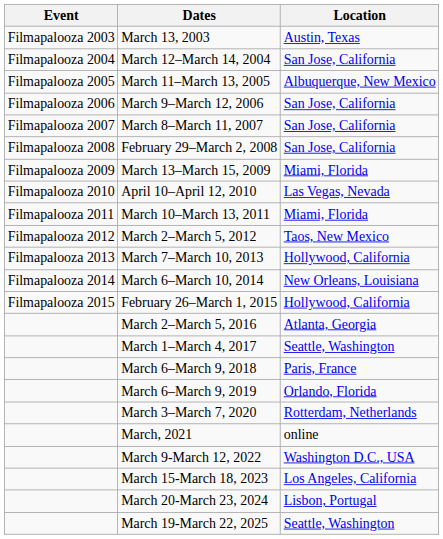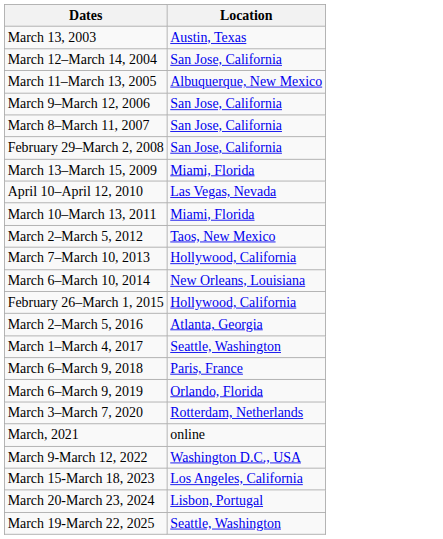- column: (61, 15)
